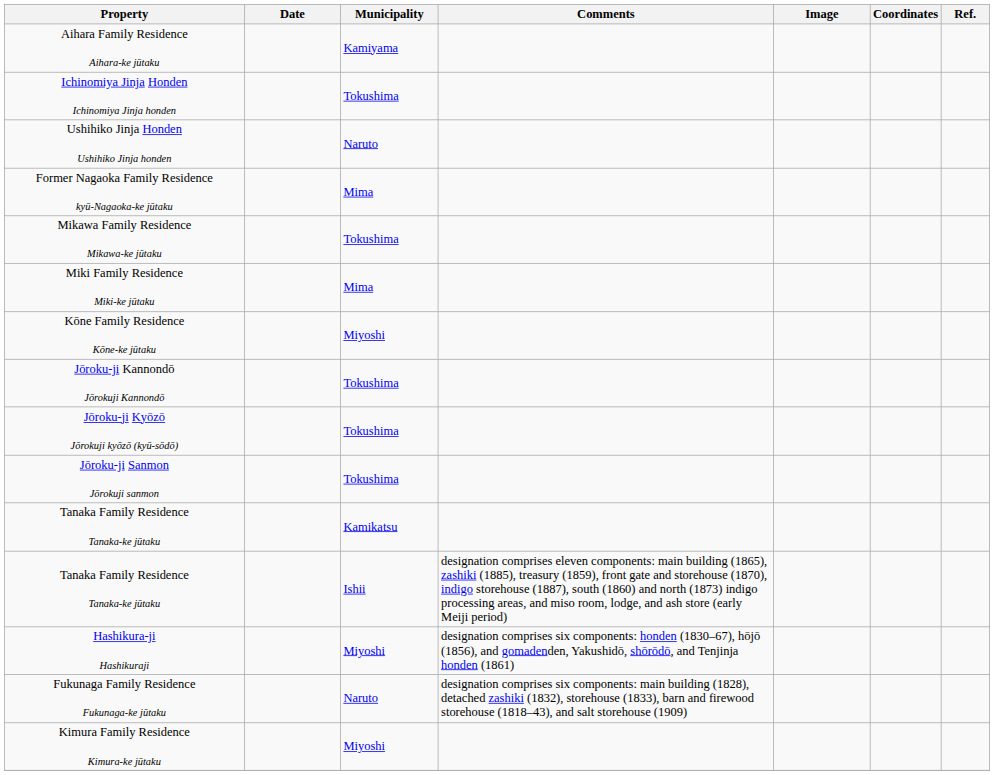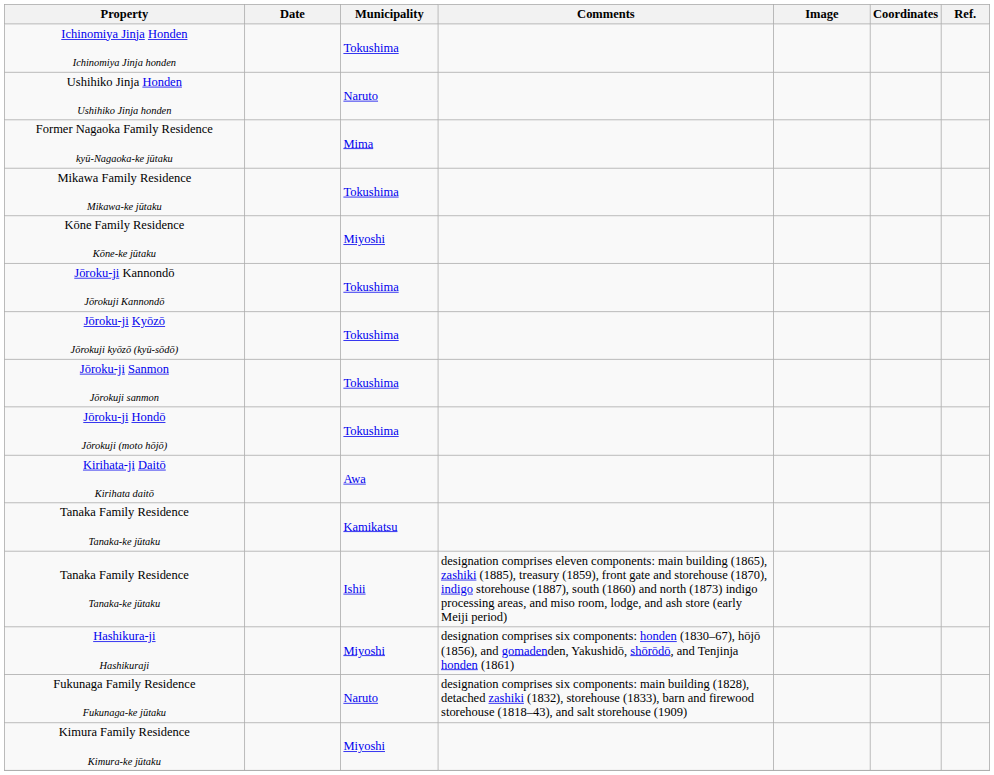- row: (124, 48)
- row: (124, 287)
+ row: (124, 431)
+ row: (124, 479)
